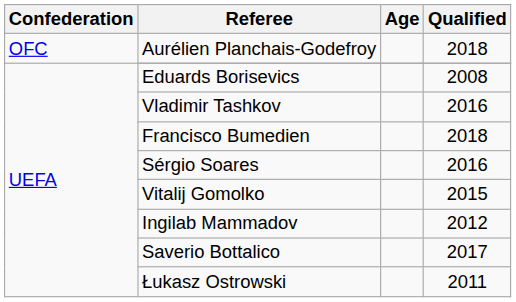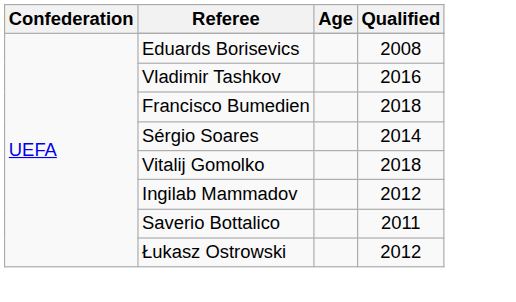- row: (259, 48)
(467, 164) 2016 -> (401, 135) 2014
(467, 194) 2015 -> (401, 164) 2018
(467, 252) 2017 -> (401, 223) 2011
(467, 281) 2011 -> (401, 252) 2012
